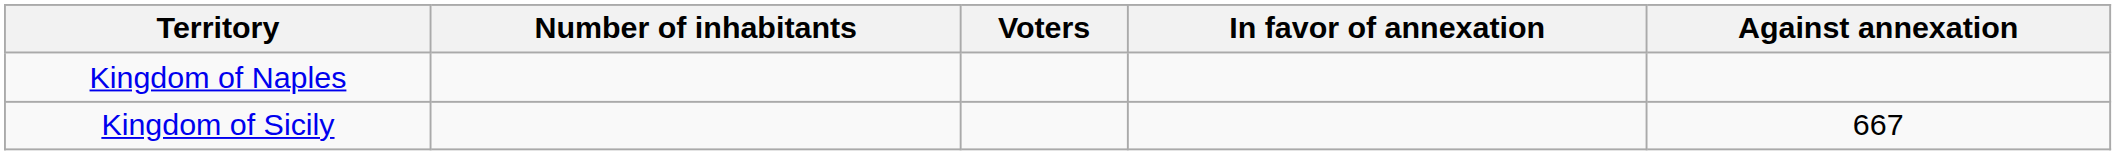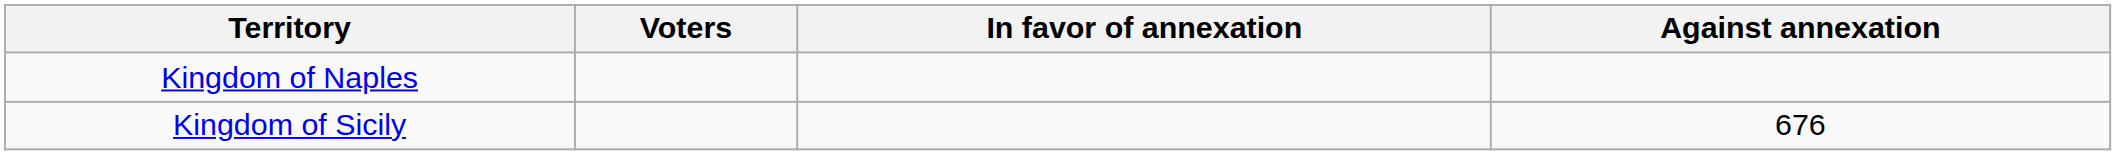- column: (696, 28)
(1878, 125) 667 -> (1800, 125) 676
